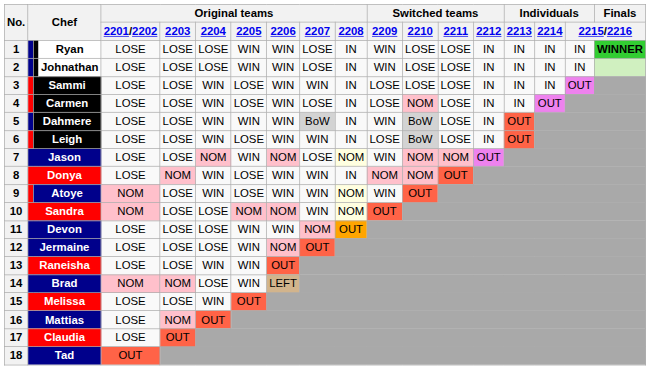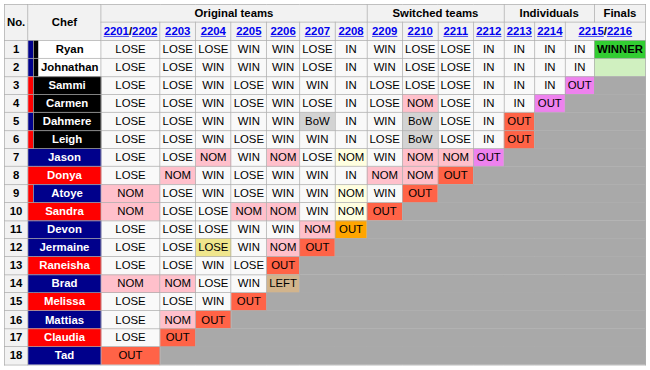(213, 67) LOSE -> (213, 67) WIN
(213, 247) no background -> (213, 247) khaki background
(249, 265) WIN -> (249, 265) LOSE
